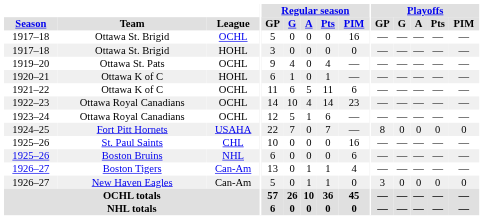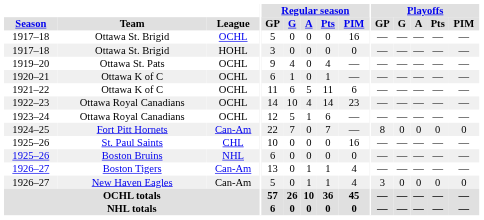(233, 76) HOHL -> (233, 76) OCHL
(233, 129) USAHA -> (233, 129) Can-Am
(354, 155) 6 -> (354, 155) 0
(354, 182) 0 -> (354, 182) 4
